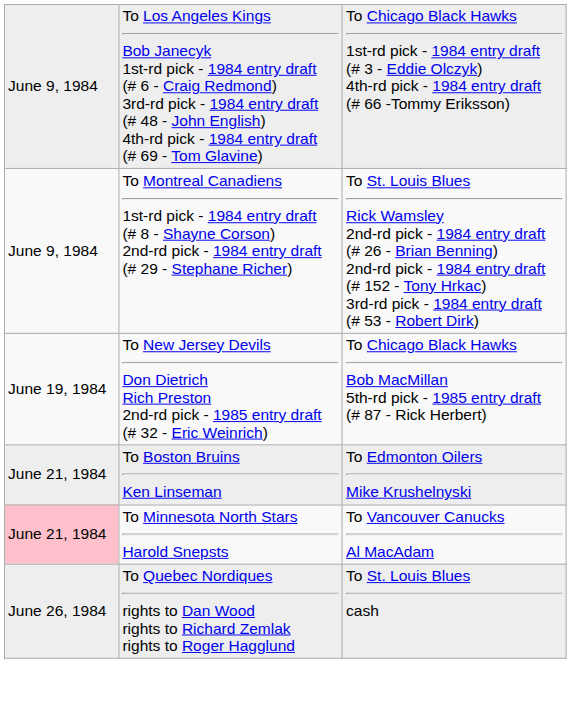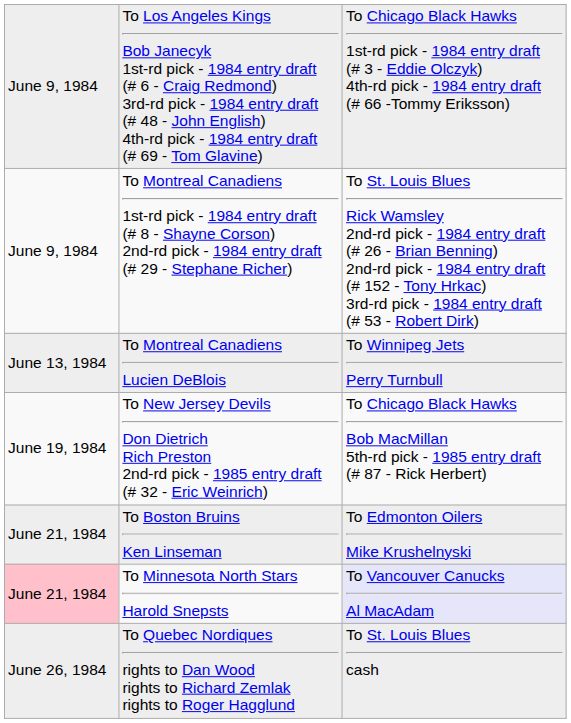+ row: (231, 362)
(454, 534) no background -> (454, 593) lavender background
